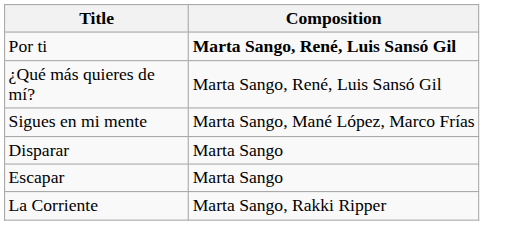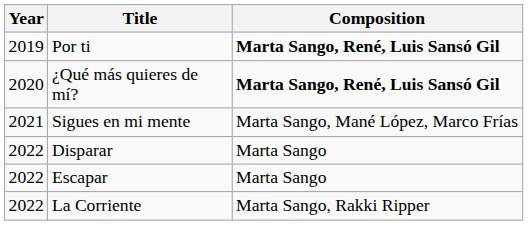+ column: (26, 18)
(317, 84) normal -> (368, 84) bold
